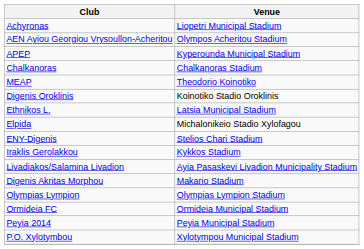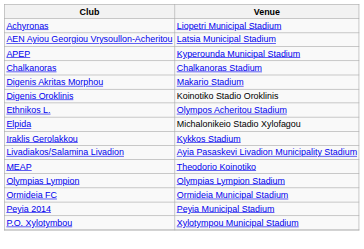(232, 40) Olympos Acheritou Stadium -> (226, 40) Latsia Municipal Stadium
rows swapped: (55, 181) <-> (19, 82)
(226, 110) Latsia Municipal Stadium -> (232, 110) Olympos Acheritou Stadium
- row: (32, 139)
